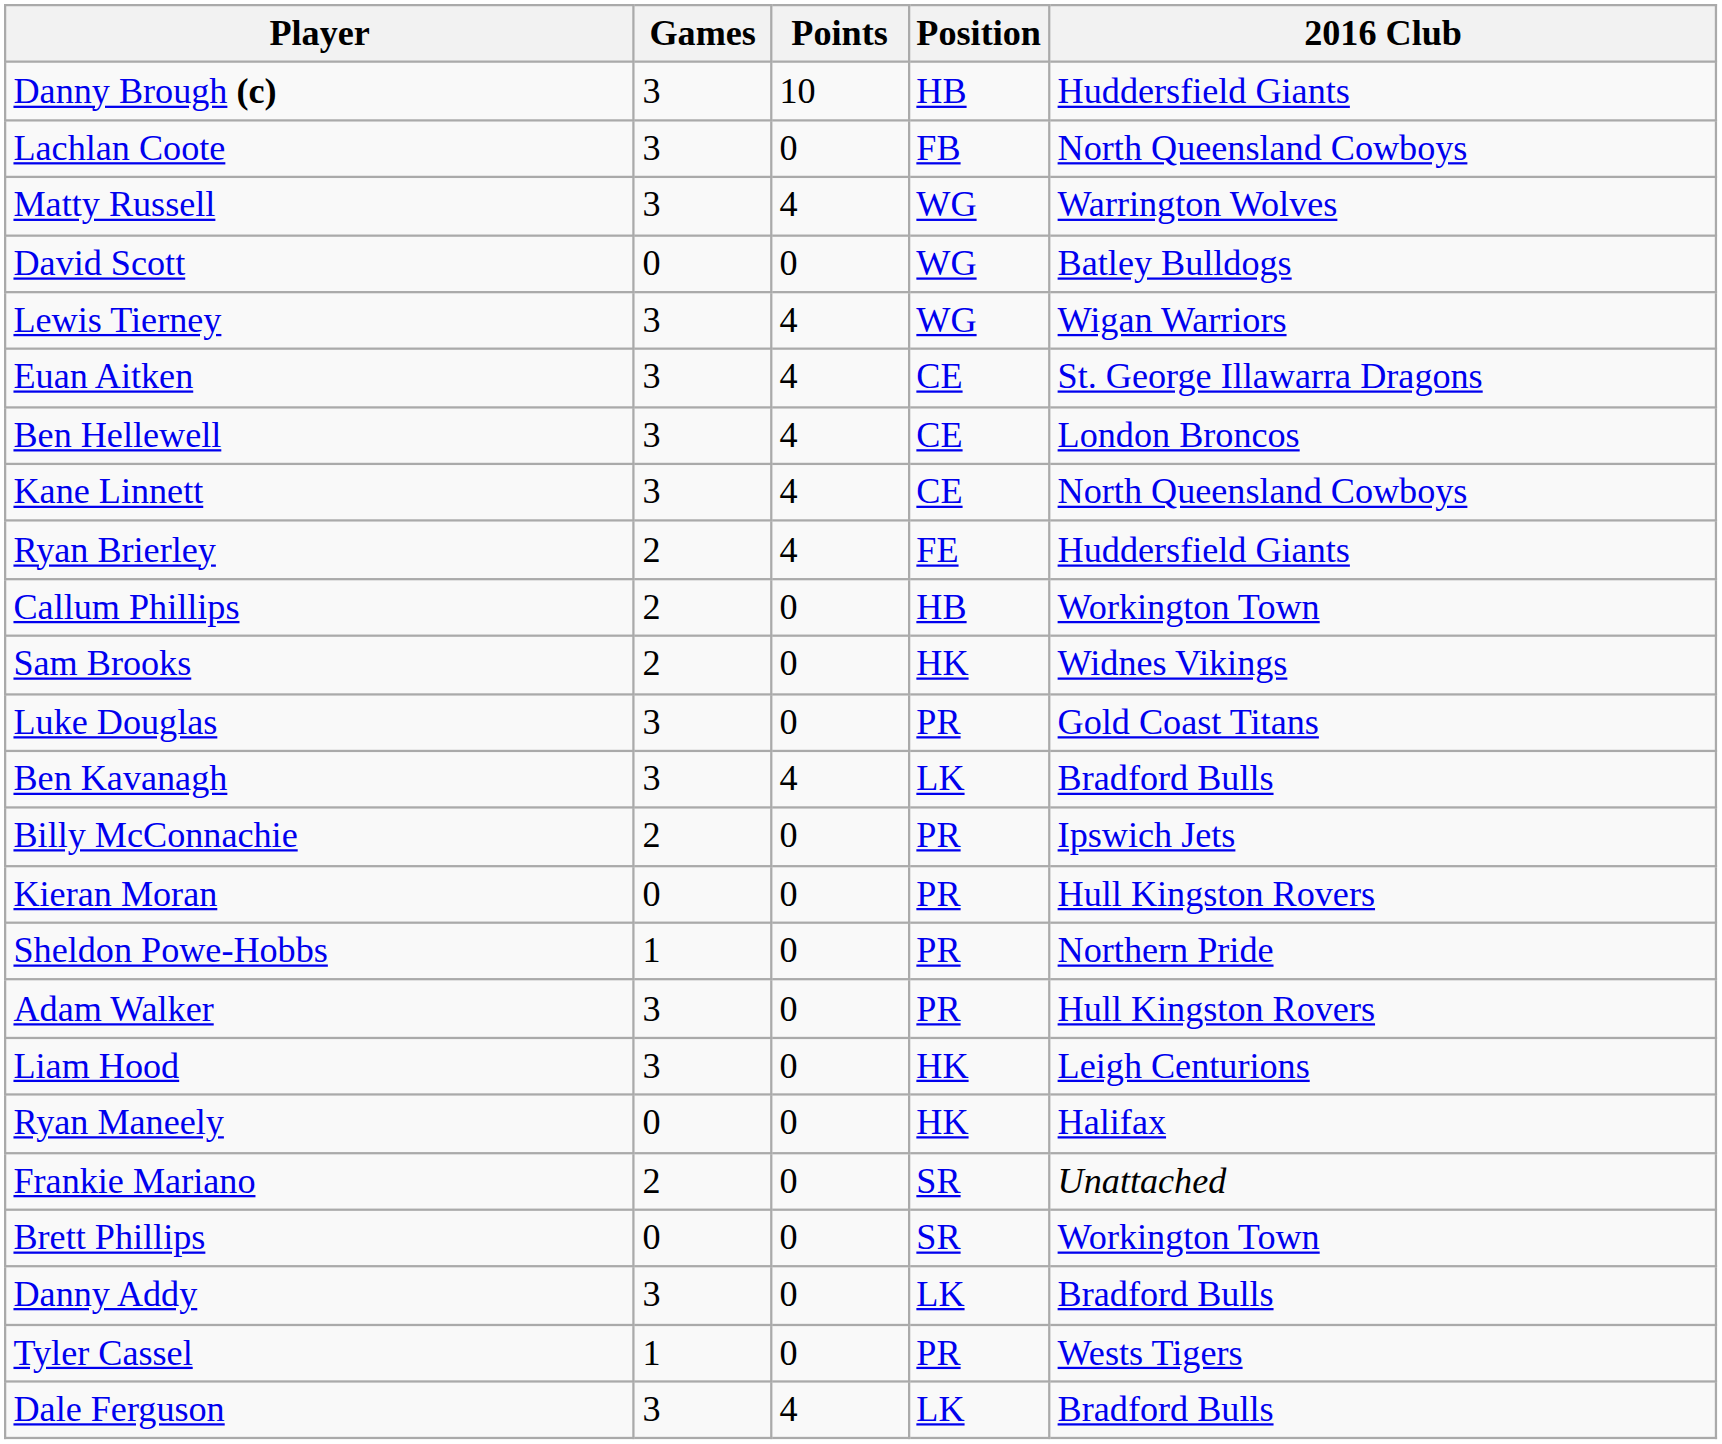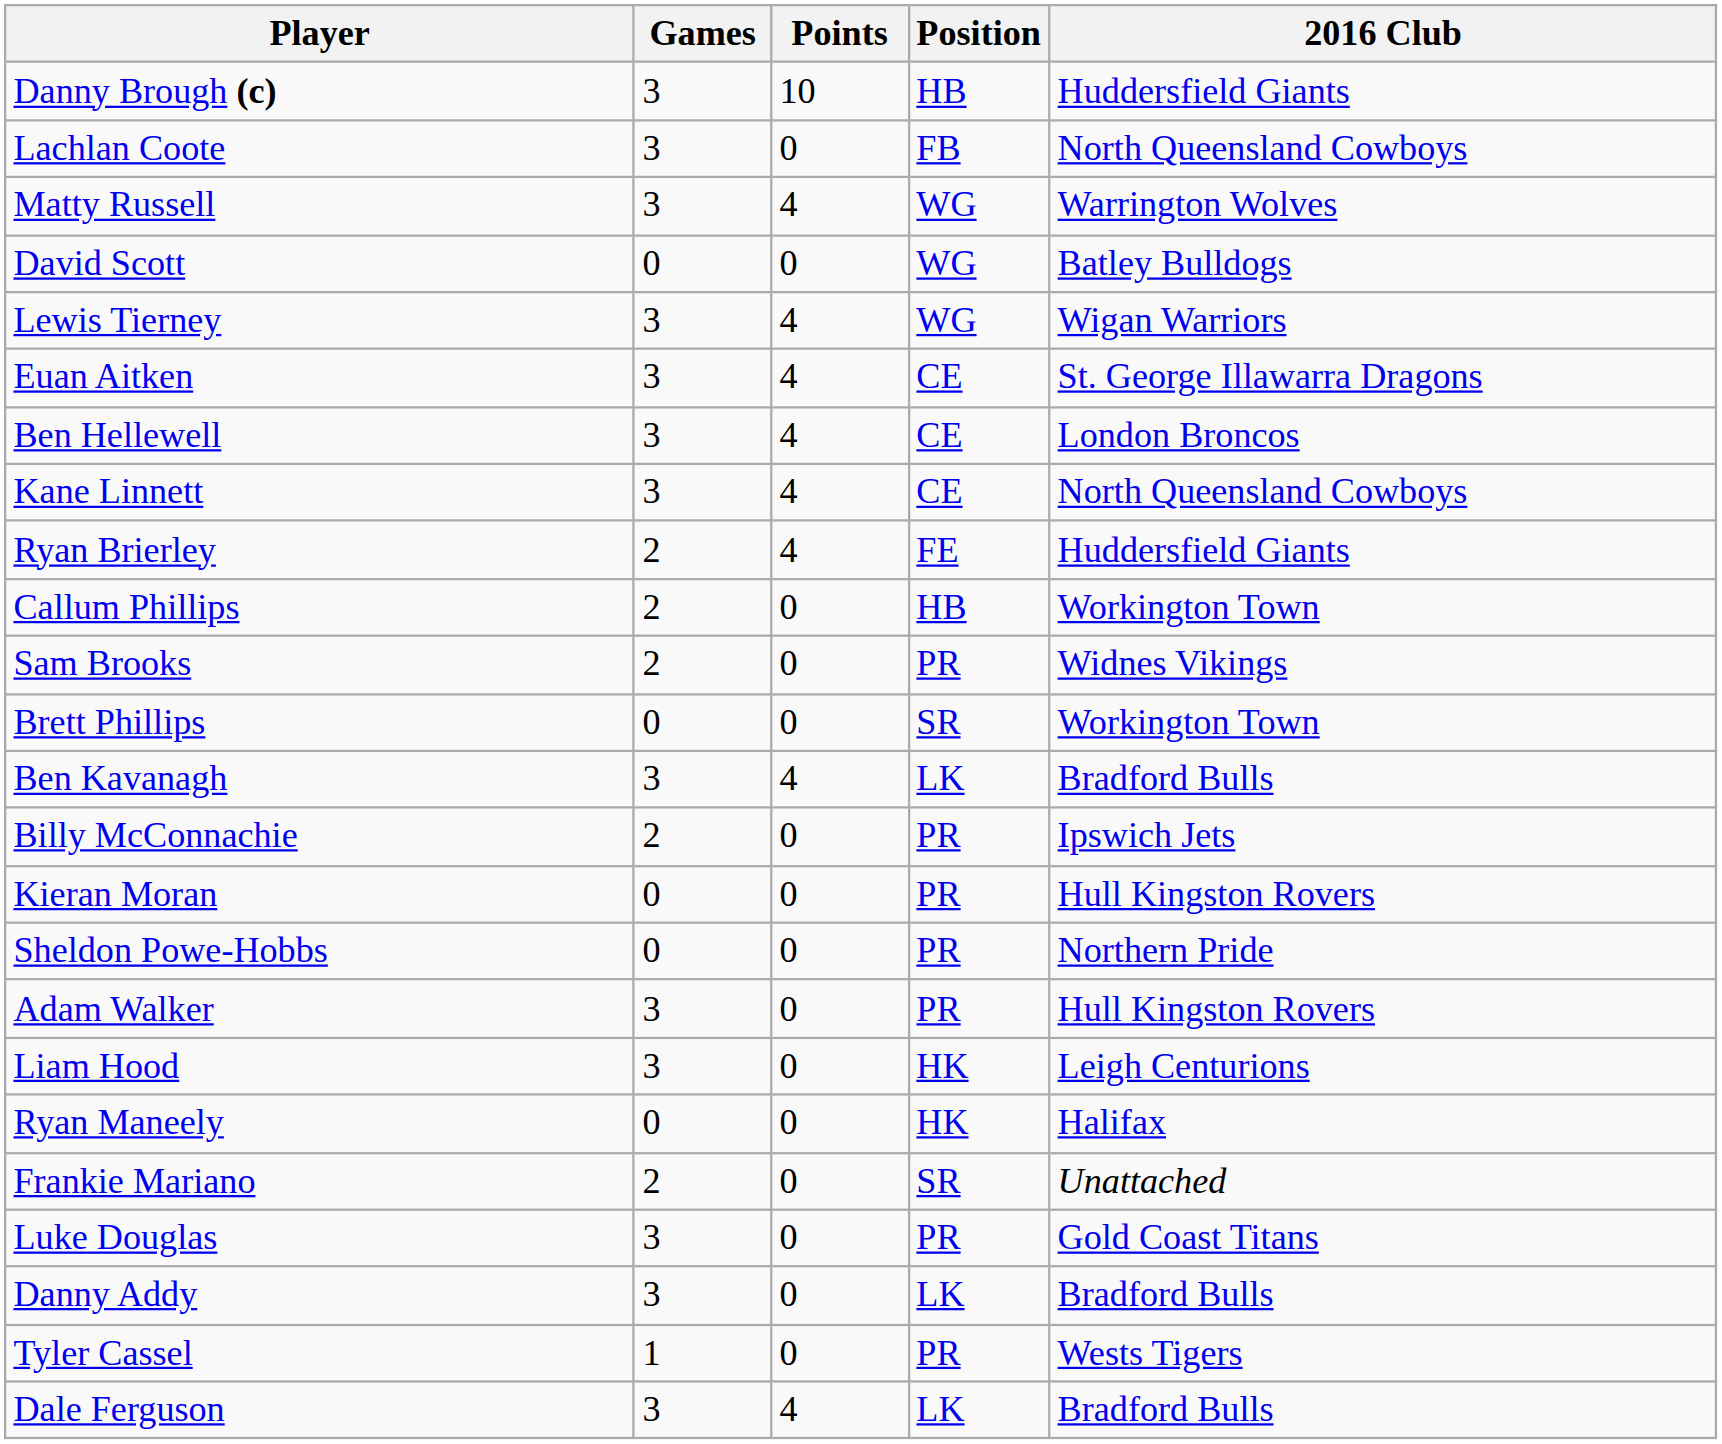(942, 663) HK -> (938, 663) PR
rows swapped: (115, 721) <-> (109, 1237)
(652, 950) 1 -> (652, 950) 0
